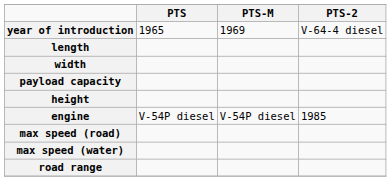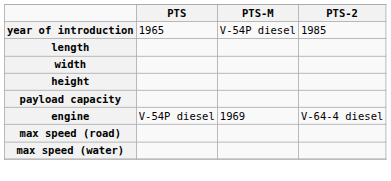(232, 30) 1969 -> (258, 30) V-54P diesel
(342, 30) V-64-4 diesel -> (314, 30) 1985
rows swapped: (70, 99) <-> (70, 82)
(258, 116) V-54P diesel -> (232, 116) 1969
(314, 116) 1985 -> (342, 116) V-64-4 diesel
- row: (70, 167)
